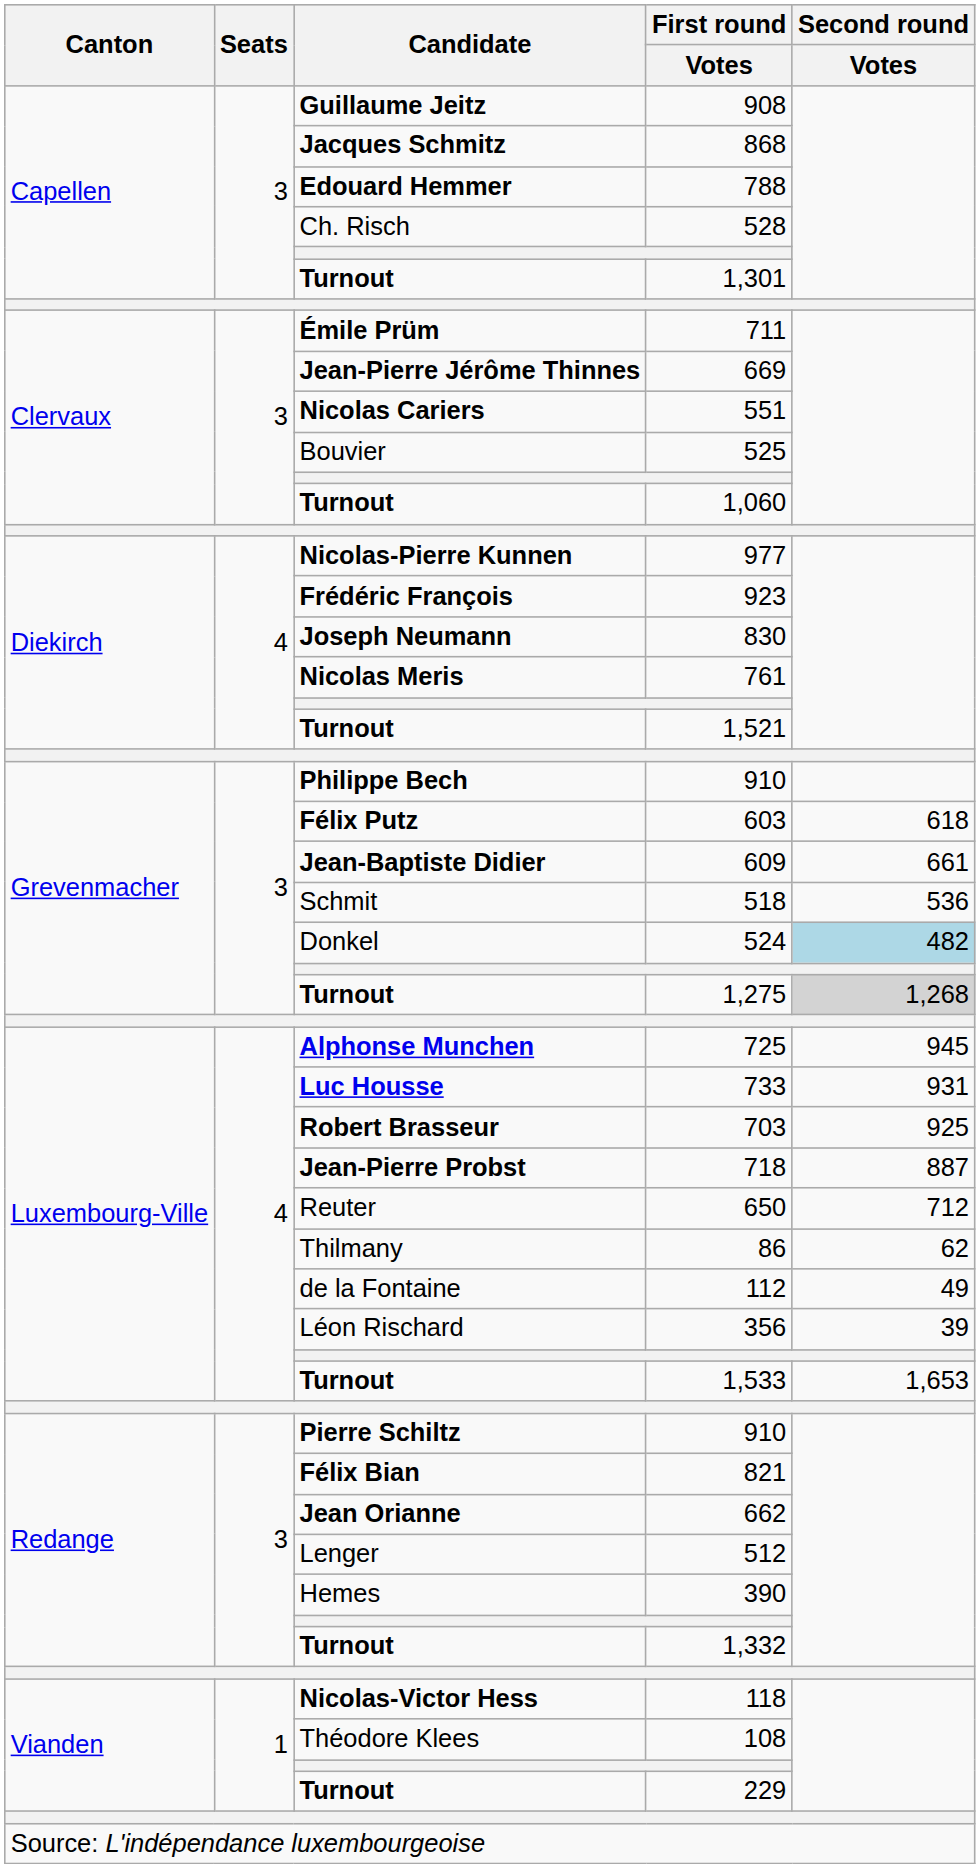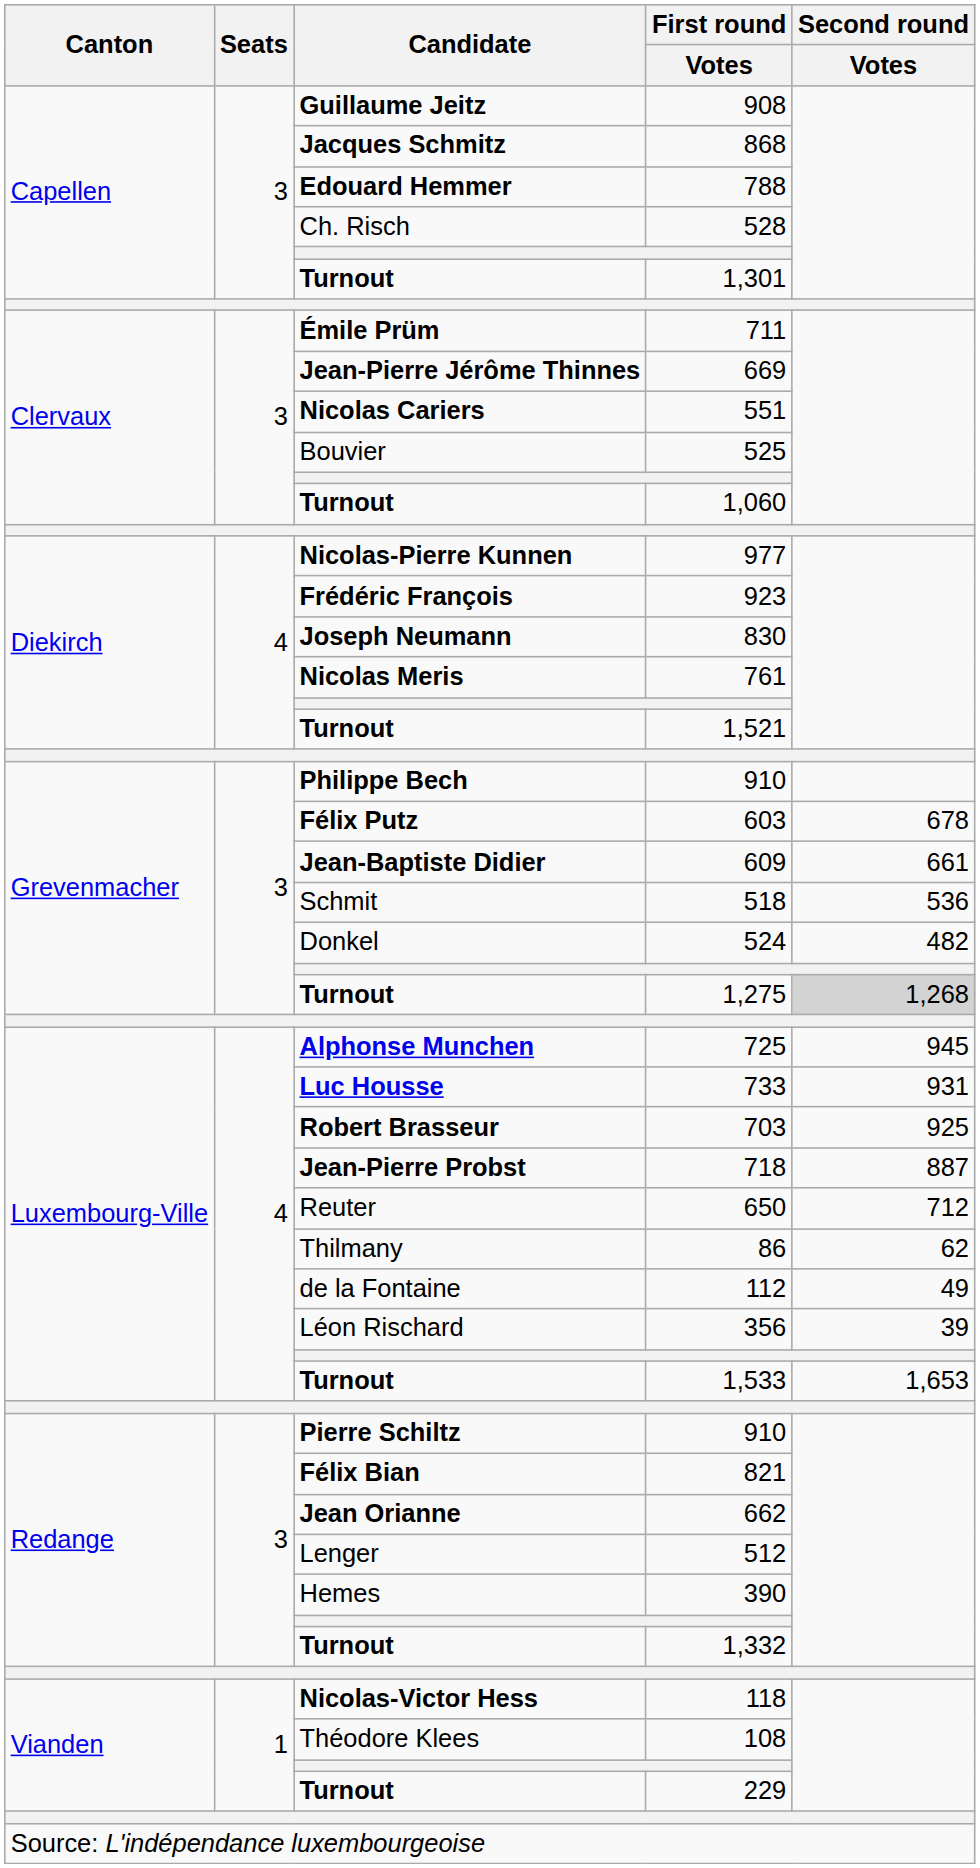(948, 821) 618 -> (948, 821) 678
(948, 942) lightblue background -> (948, 942) no background
